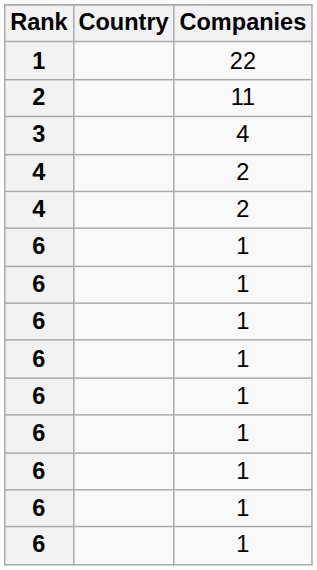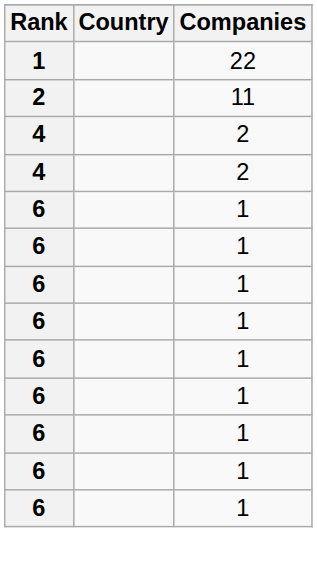- row: (39, 135)
